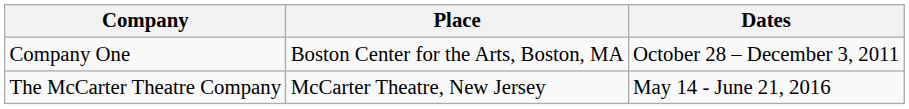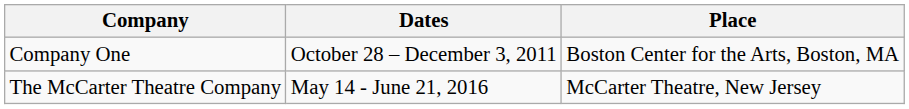columns swapped: (457, 20) <-> (766, 20)
